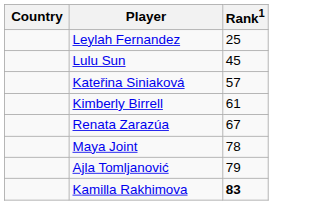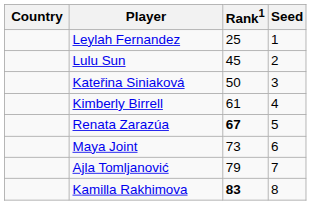+ column: (287, 16)
(233, 82) 57 -> (233, 82) 50
(233, 125) normal -> (233, 125) bold
(233, 146) 78 -> (233, 146) 73
